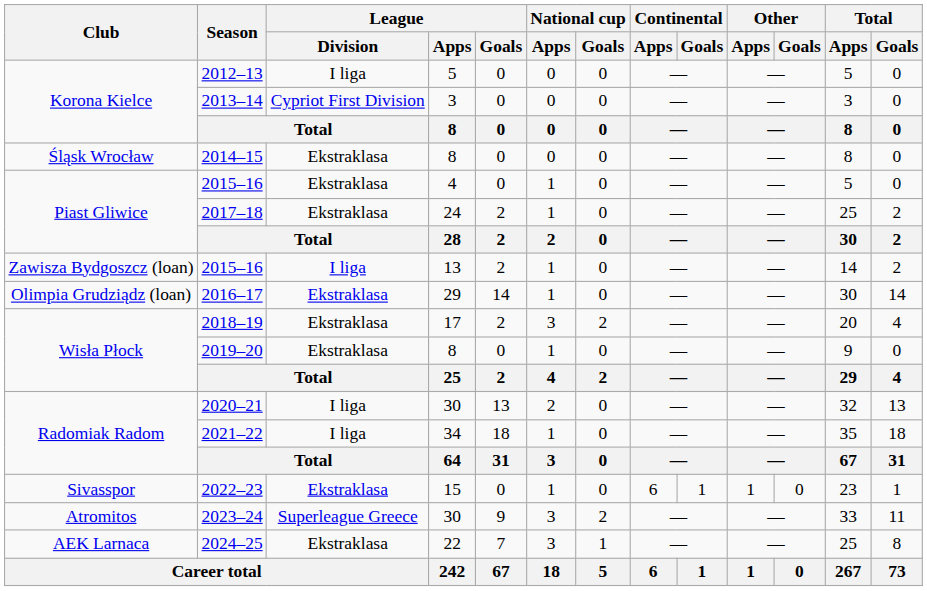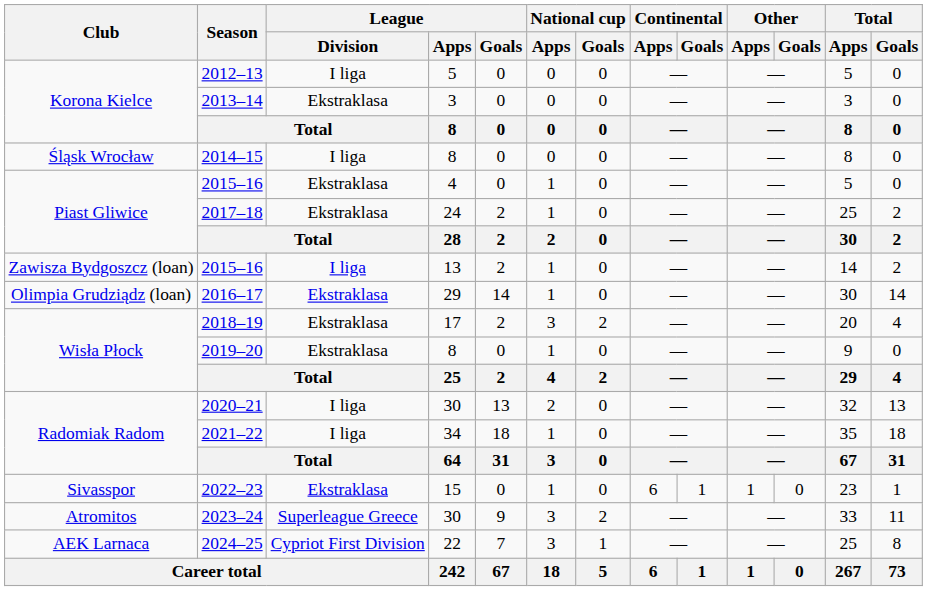(348, 101) Cypriot First Division -> (348, 101) Ekstraklasa
(348, 156) Ekstraklasa -> (348, 156) I liga
(348, 543) Ekstraklasa -> (348, 543) Cypriot First Division
